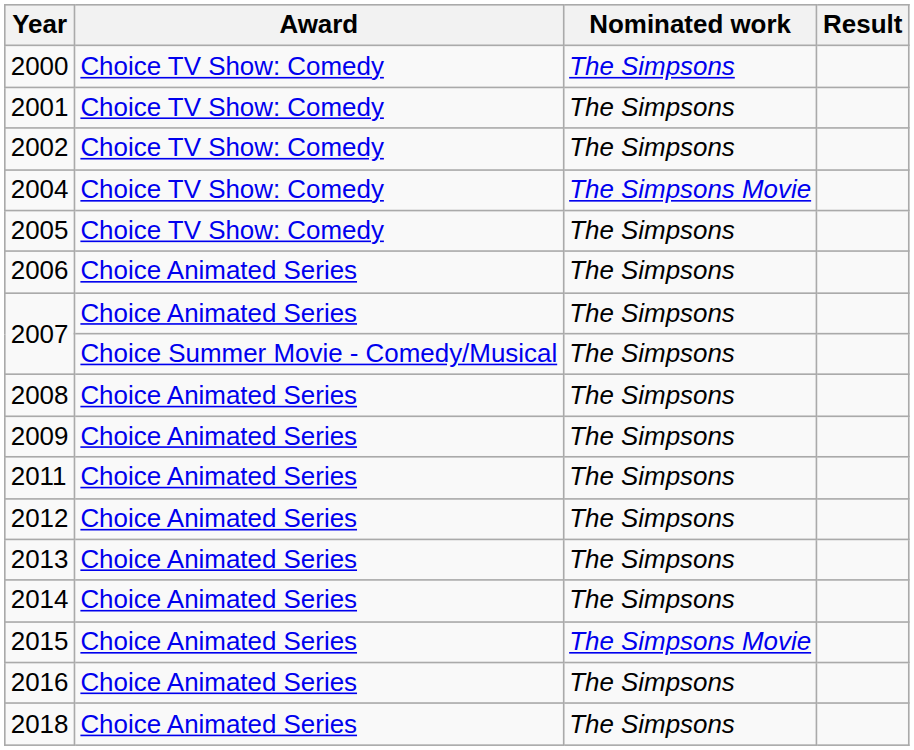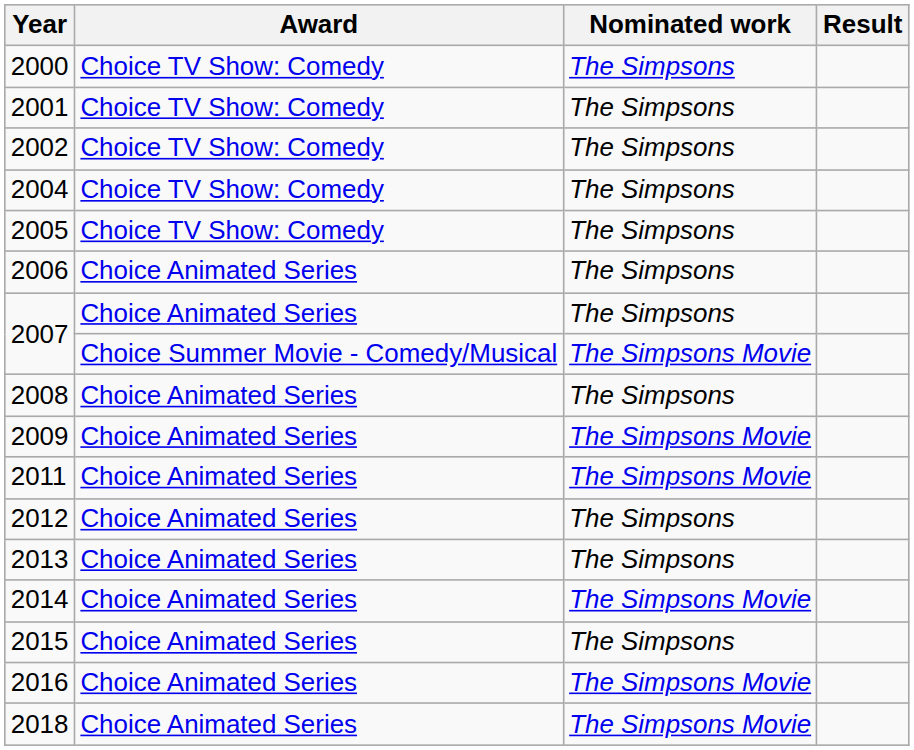(690, 189) The Simpsons Movie -> (652, 189) The Simpsons
(652, 353) The Simpsons -> (690, 353) The Simpsons Movie
(652, 436) The Simpsons -> (690, 436) The Simpsons Movie
(652, 477) The Simpsons -> (690, 477) The Simpsons Movie
(652, 600) The Simpsons -> (690, 600) The Simpsons Movie
(690, 641) The Simpsons Movie -> (652, 641) The Simpsons
(652, 682) The Simpsons -> (690, 682) The Simpsons Movie
(652, 723) The Simpsons -> (690, 723) The Simpsons Movie
